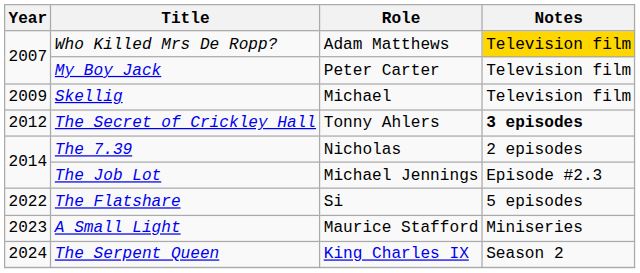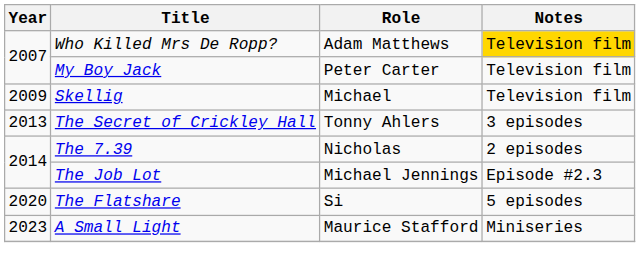(28, 123) 2012 -> (28, 123) 2013
(535, 123) bold -> (535, 123) normal
(28, 202) 2022 -> (28, 202) 2020
- row: (137, 254)
